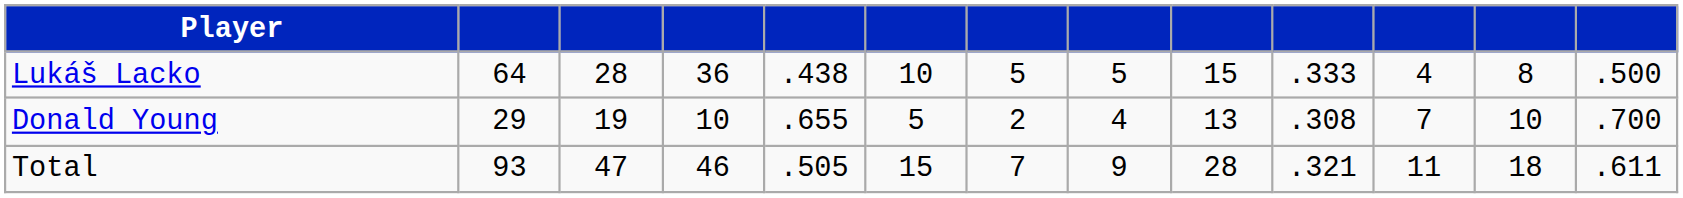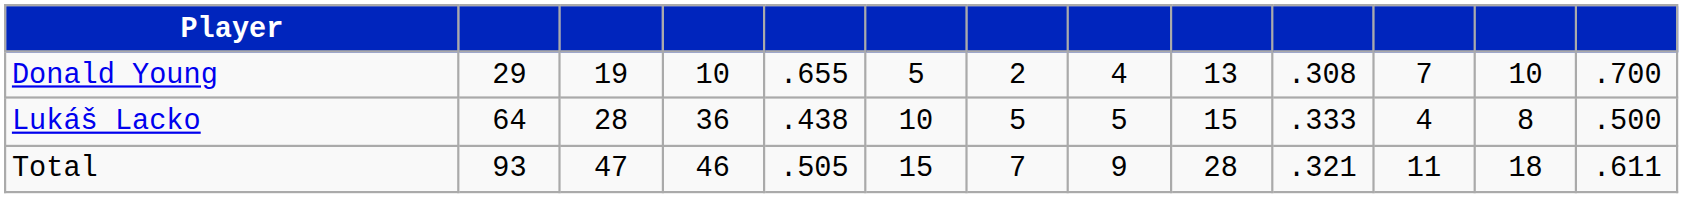rows swapped: (106, 75) <-> (115, 122)
